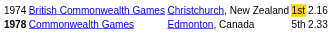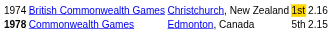(318, 24) 2.33 -> (318, 24) 2.15
